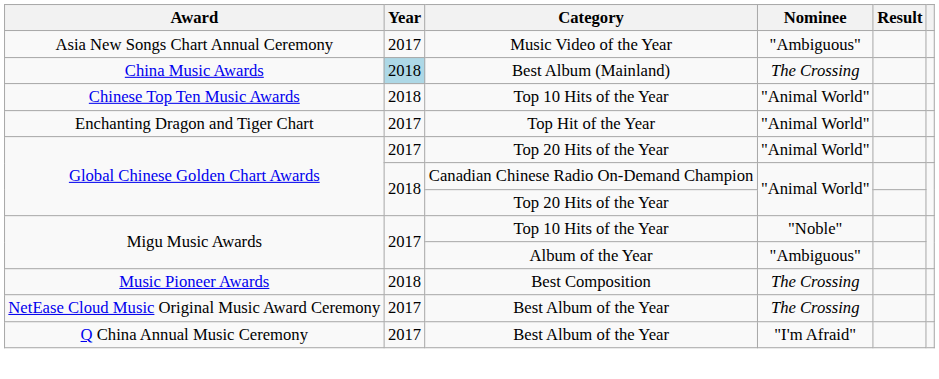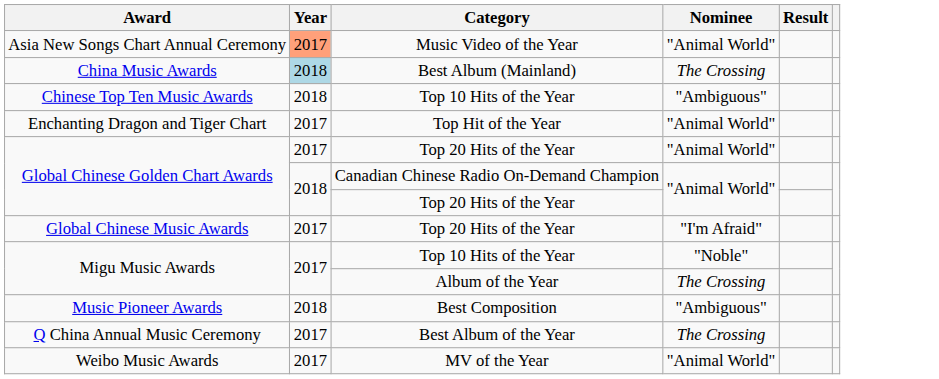(405, 44) no background -> (310, 44) lightsalmon background
(815, 44) "Ambiguous" -> (721, 44) "Animal World"
(815, 96) "Animal World" -> (721, 96) "Ambiguous"
+ row: (147, 228)
(815, 255) "Ambiguous" -> (721, 281) The Crossing
(815, 281) The Crossing -> (721, 307) "Ambiguous"
- row: (194, 307)
(815, 334) "I'm Afraid" -> (721, 334) The Crossing
+ row: (147, 360)
